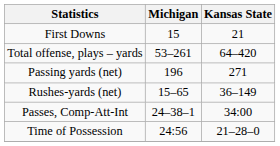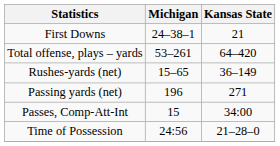(173, 33) 15 -> (173, 33) 24–38–1
rows swapped: (75, 92) <-> (75, 72)
(173, 111) 24–38–1 -> (173, 111) 15
